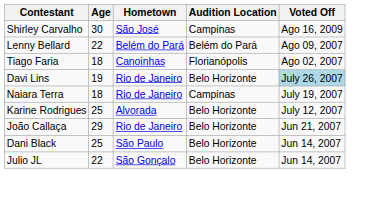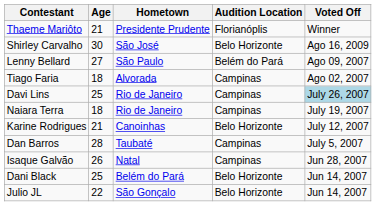+ row: (44, 29)
(212, 29) Campinas -> (249, 45) Belo Horizonte
(97, 45) 22 -> (97, 62) 27
(150, 45) Belém do Pará -> (140, 62) São Paulo
(140, 62) Canoinhas -> (136, 78) Alvorada
(218, 62) Florianópolis -> (238, 78) Campinas
(97, 78) 19 -> (97, 95) 25
(223, 78) Belo Horizonte -> (238, 95) Campinas
(97, 111) 25 -> (97, 127) 21
(136, 111) Alvorada -> (140, 127) Canoinhas
+ row: (33, 144)
+ row: (40, 160)
- row: (37, 127)
(140, 144) São Paulo -> (150, 176) Belém do Pará
